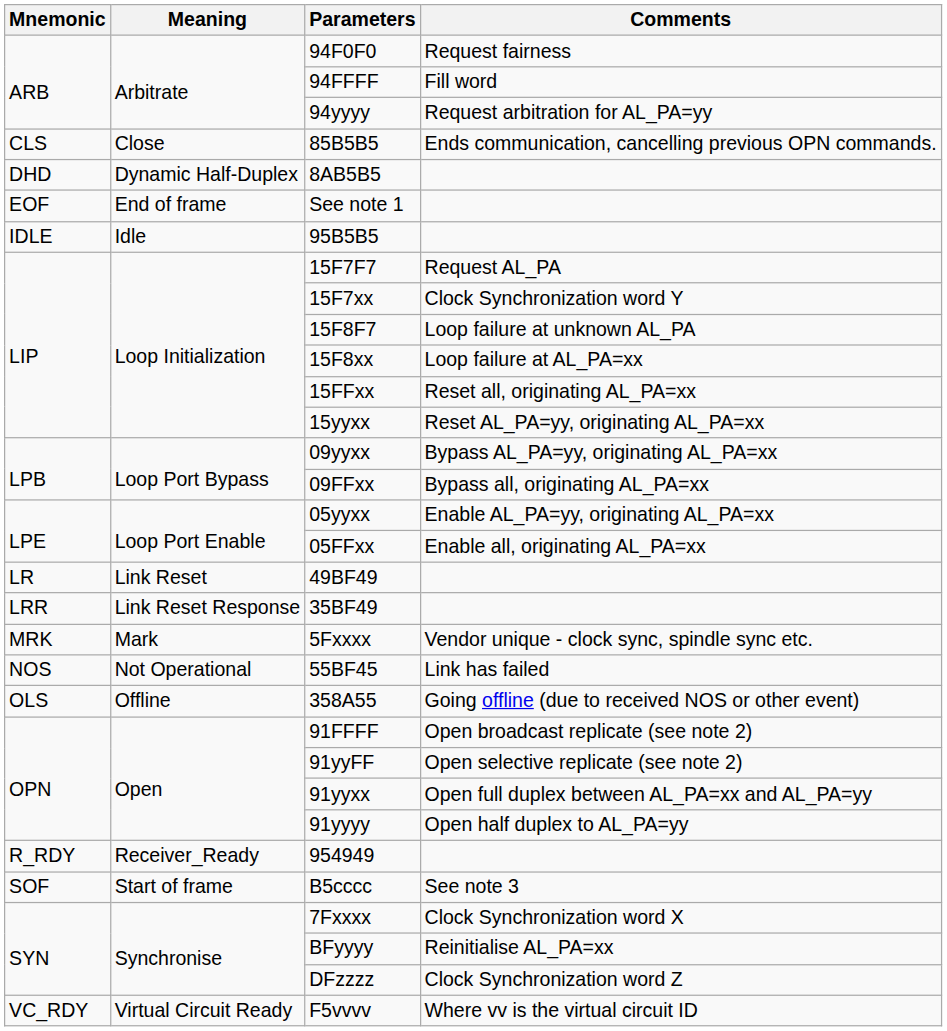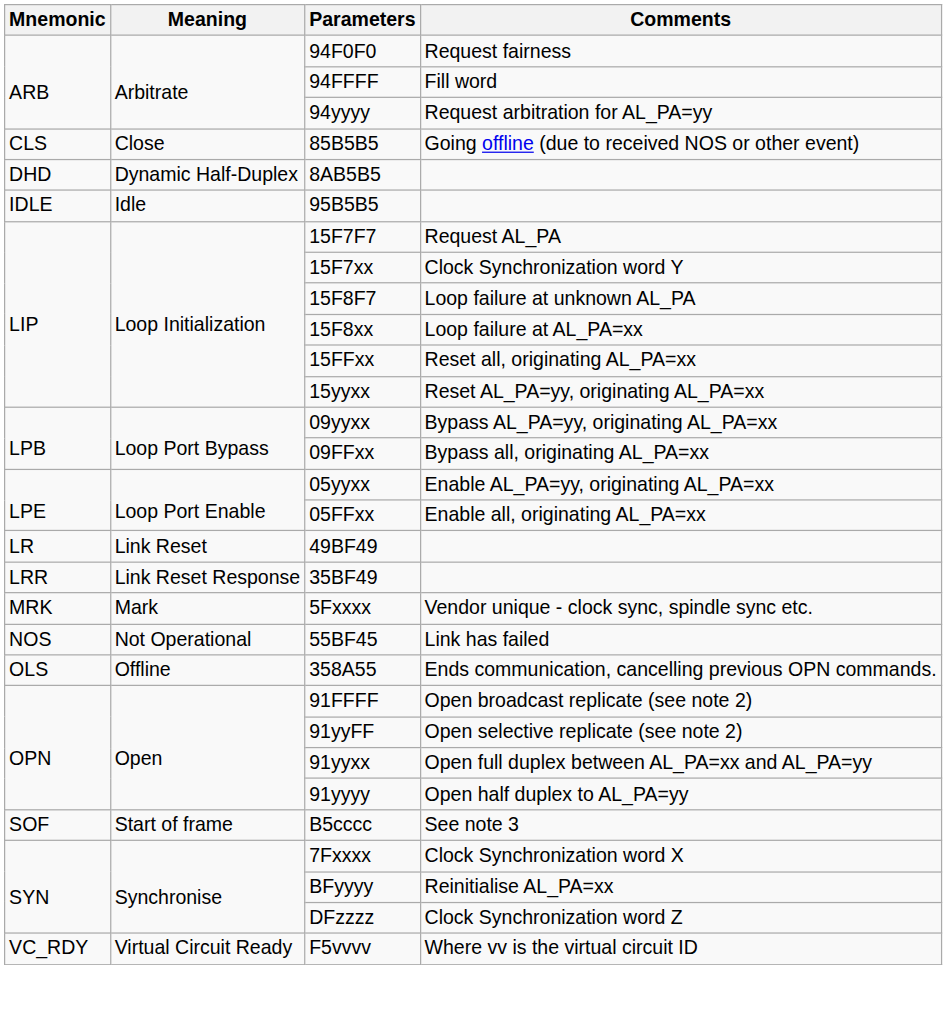(681, 143) Ends communication, cancelling previous OPN commands. -> (642, 143) Going offline (due to received NOS or other event)
- row: (356, 205)
(642, 701) Going offline (due to received NOS or other event) -> (681, 670) Ends communication, cancelling previous OPN commands.
- row: (342, 855)
